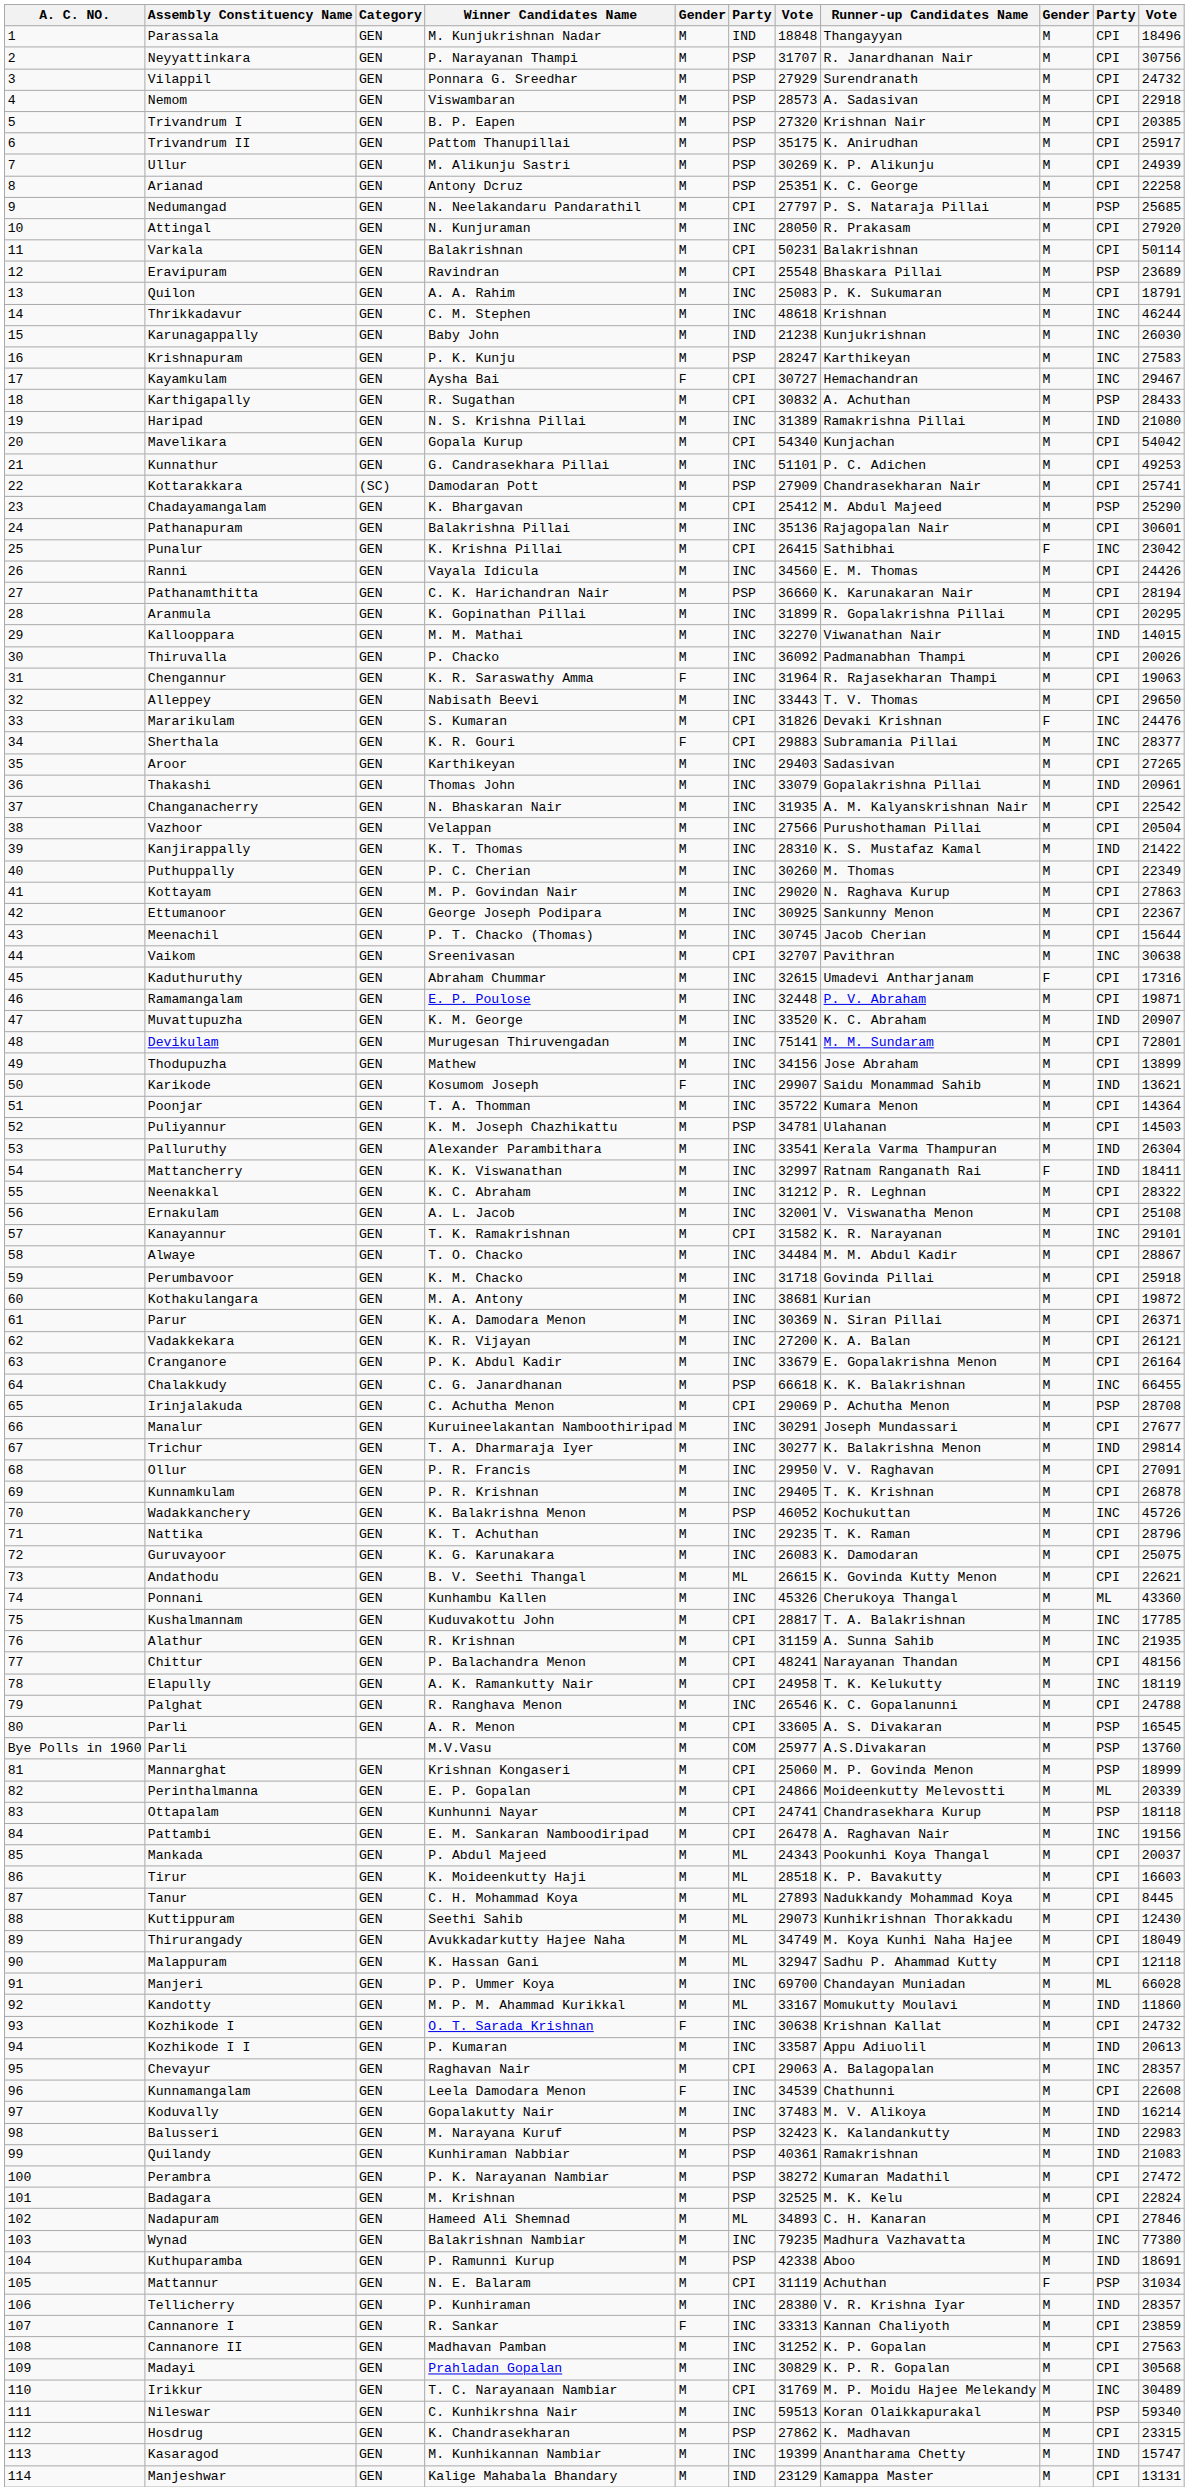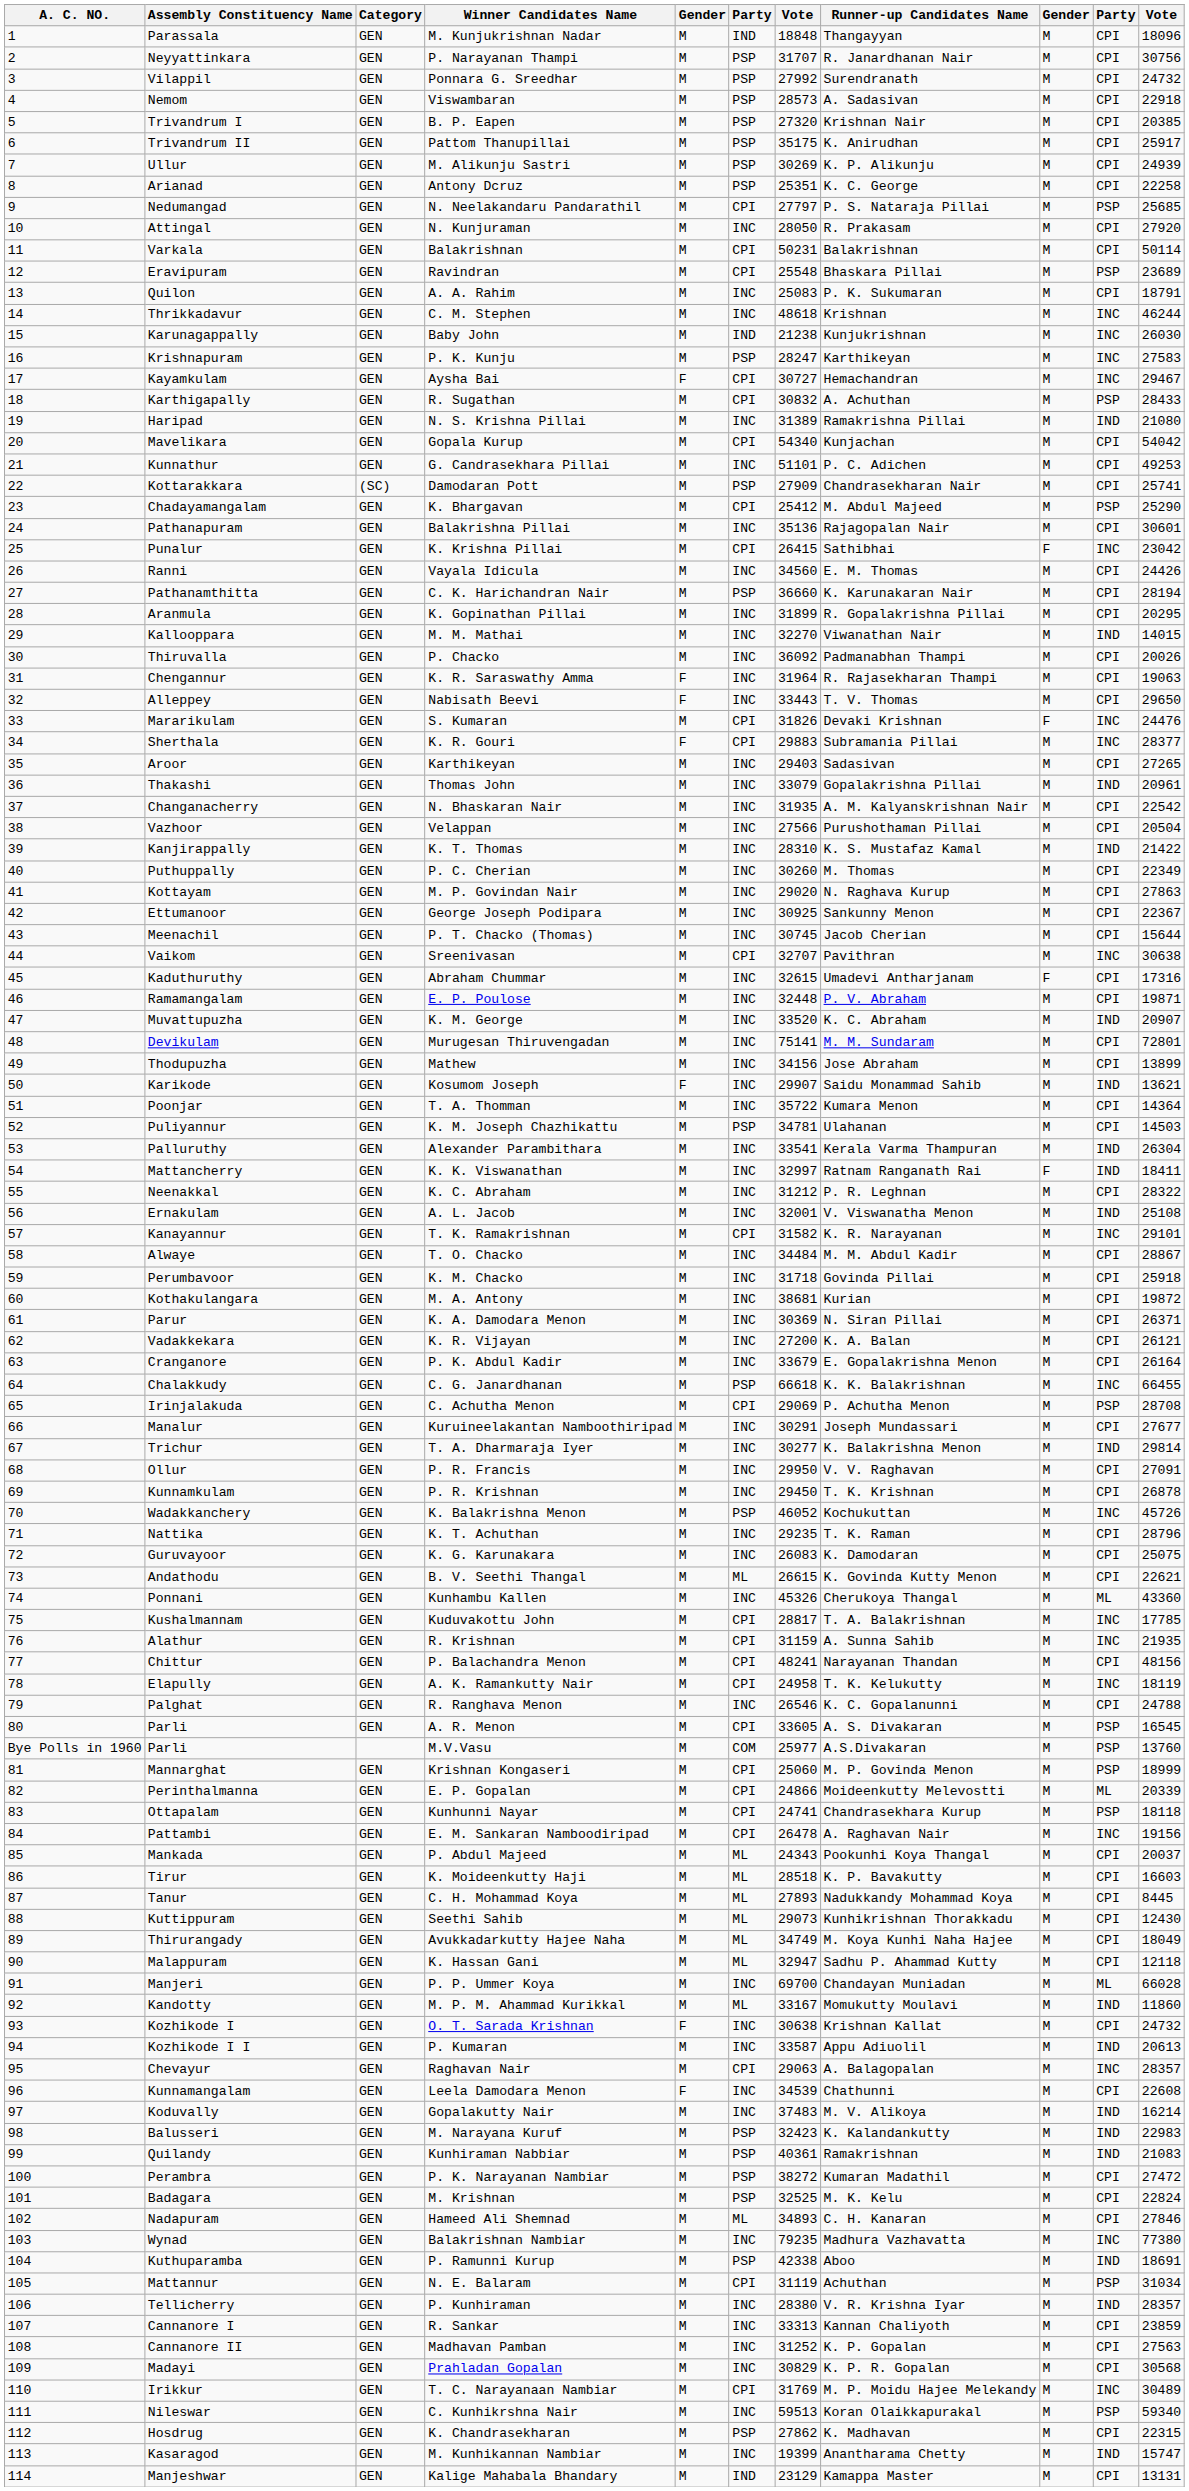(1161, 37) 18496 -> (1161, 37) 18096
(798, 79) 27929 -> (798, 79) 27992
(683, 700) M -> (683, 700) F
(1108, 1214) CPI -> (1108, 1214) IND
(798, 1492) 29405 -> (798, 1492) 29450
(1047, 2284) F -> (1047, 2284) M
(683, 2326) F -> (683, 2326) M
(1161, 2433) 23315 -> (1161, 2433) 22315
